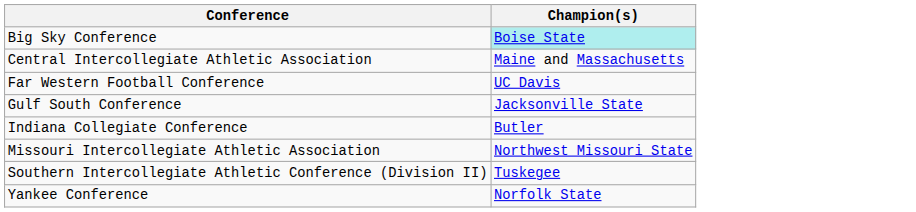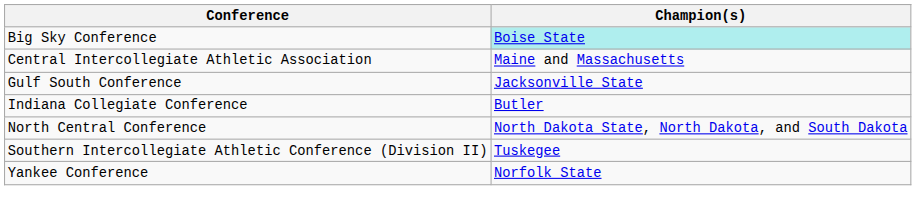- row: (136, 83)
- row: (194, 151)
+ row: (107, 128)
